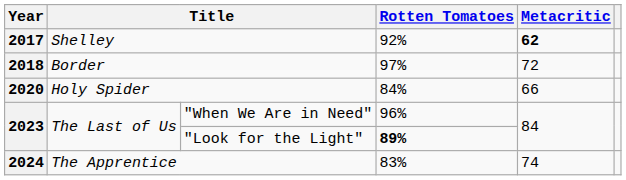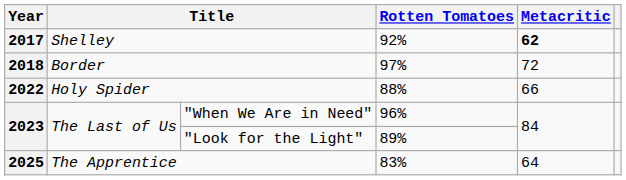(26, 90) 2020 -> (26, 90) 2022
(393, 90) 84% -> (393, 90) 88%
(393, 139) bold -> (393, 139) normal
(26, 163) 2024 -> (26, 163) 2025
(530, 163) 74 -> (530, 163) 64
